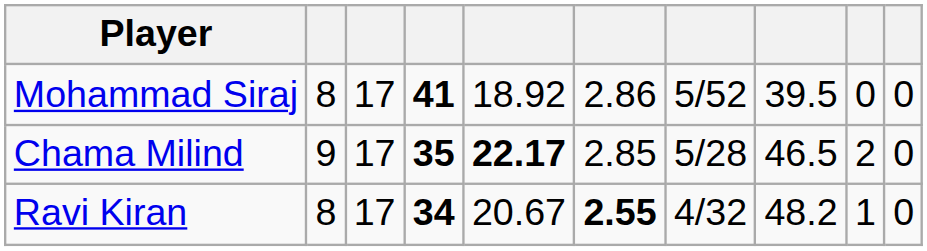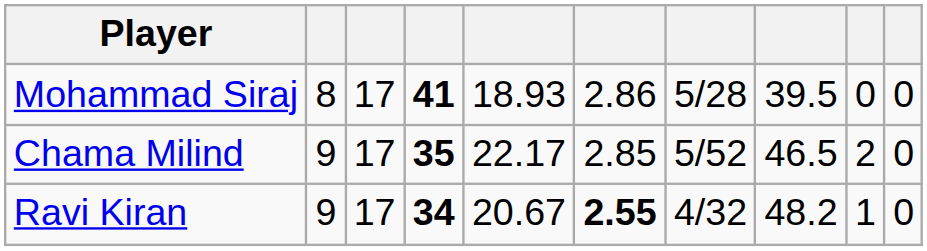(519, 93) 18.92 -> (519, 93) 18.93
(710, 93) 5/52 -> (710, 93) 5/28
(519, 153) bold -> (519, 153) normal
(710, 153) 5/28 -> (710, 153) 5/52
(326, 213) 8 -> (326, 213) 9
